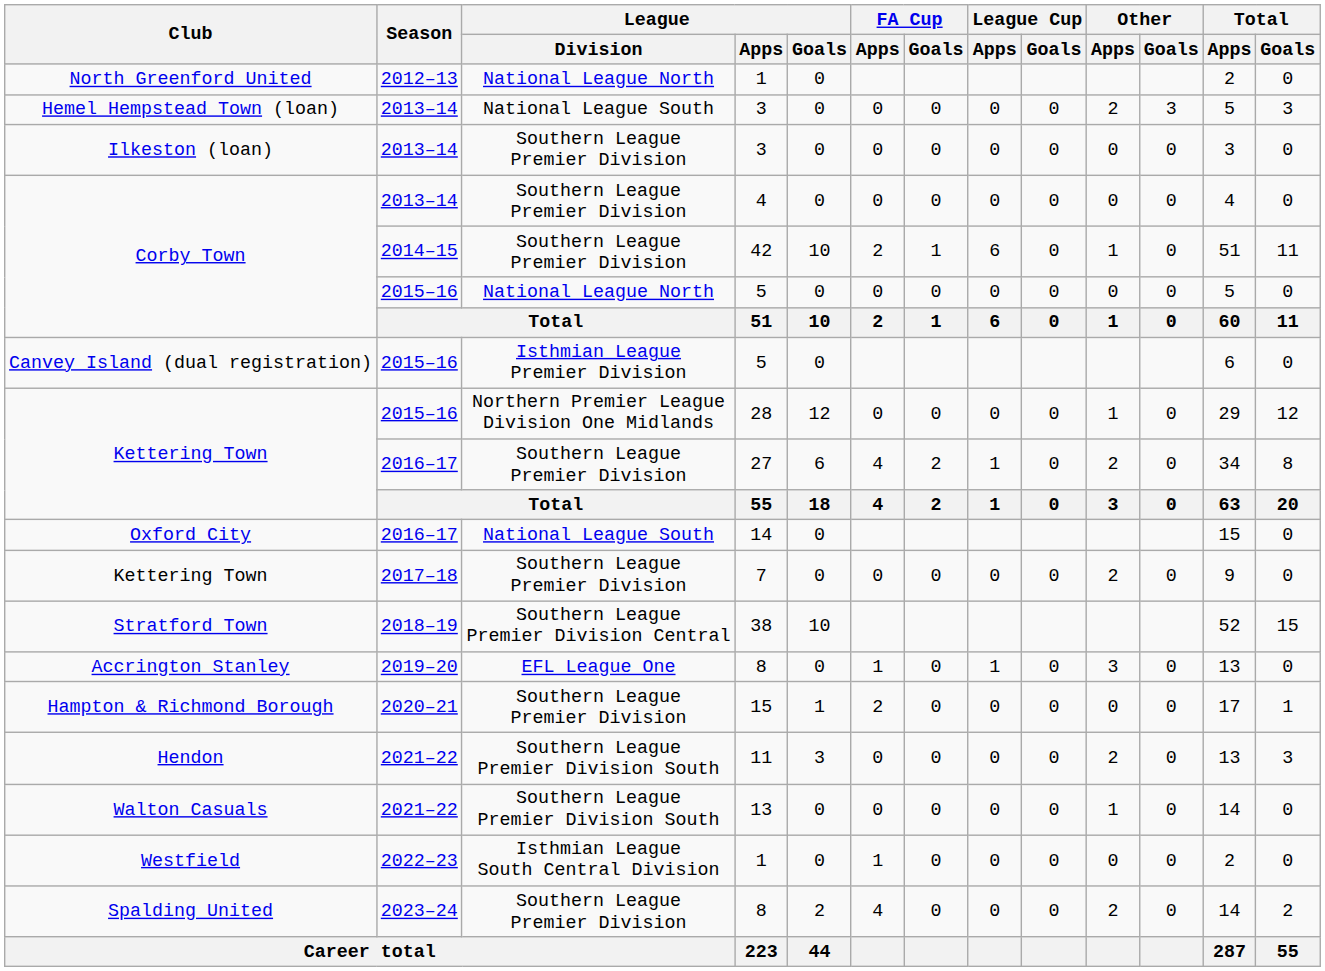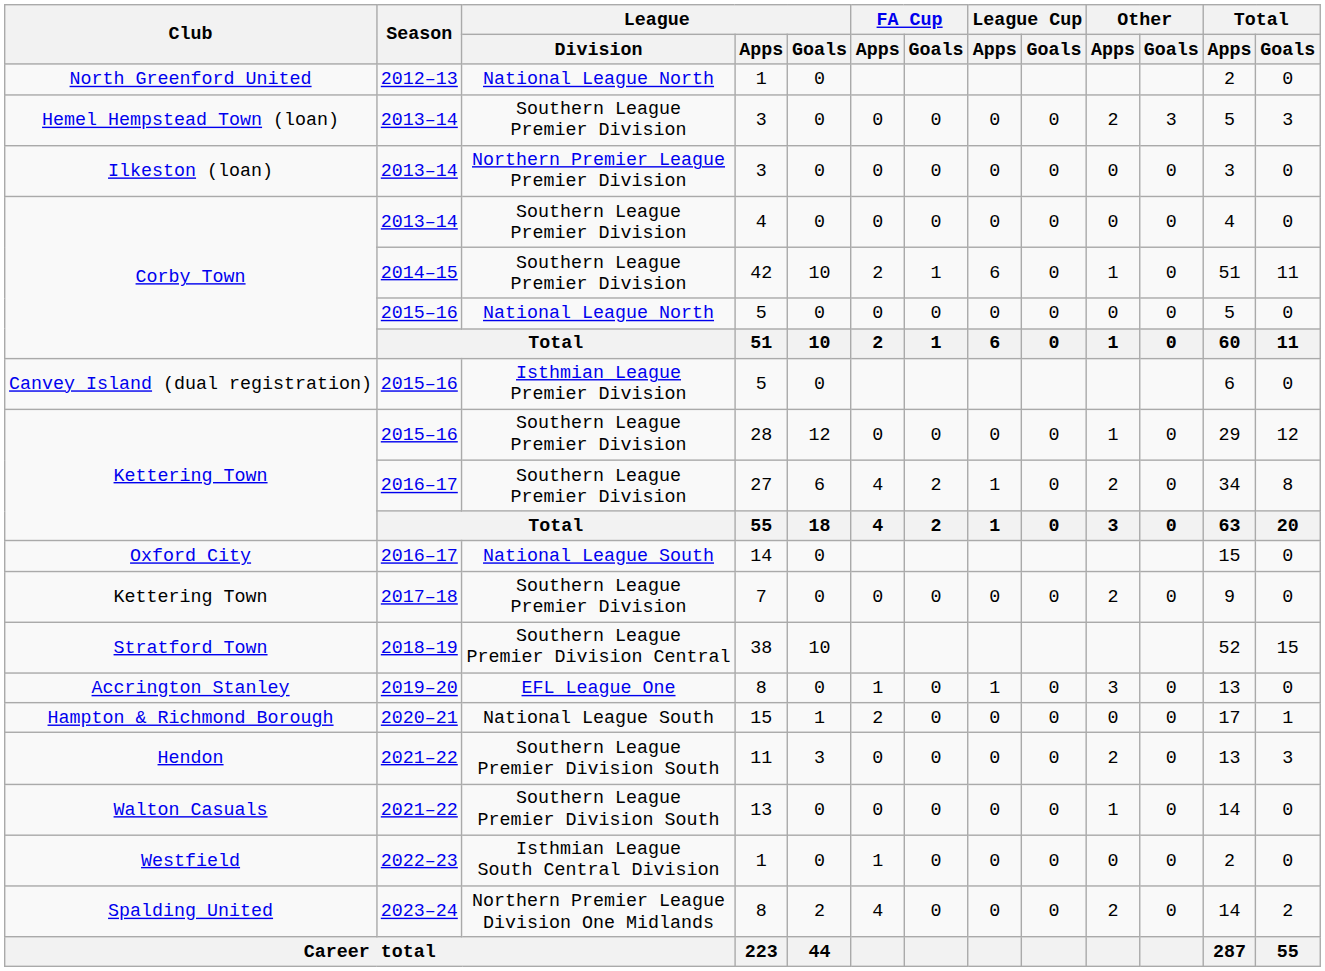(599, 109) National League South -> (599, 120) Southern League Premier Division
(599, 150) Southern League Premier Division -> (599, 171) Northern Premier League Premier Division
(599, 414) Northern Premier League Division One Midlands -> (599, 435) Southern League Premier Division
(599, 707) Southern League Premier Division -> (599, 718) National League South
(599, 911) Southern League Premier Division -> (599, 911) Northern Premier League Division One Midlands
